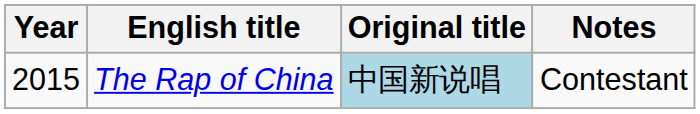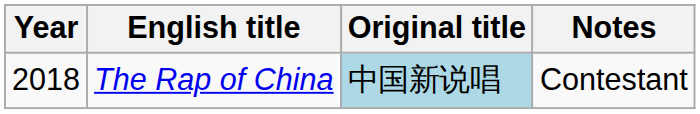(46, 80) 2015 -> (46, 80) 2018
